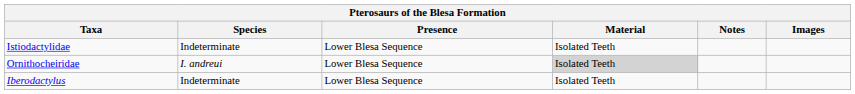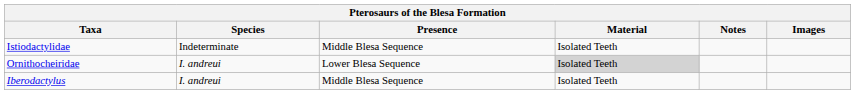(373, 47) Lower Blesa Sequence -> (372, 47) Middle Blesa Sequence
(210, 81) Indeterminate -> (200, 81) I. andreui
(373, 81) Lower Blesa Sequence -> (372, 81) Middle Blesa Sequence
